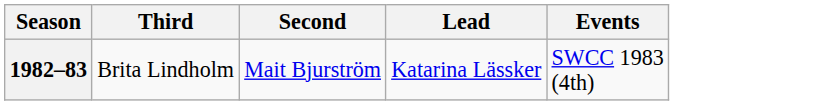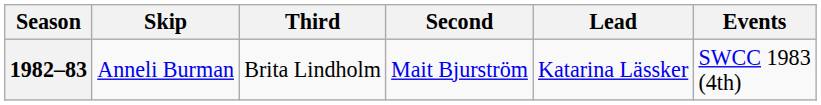+ column: (166, 22)
